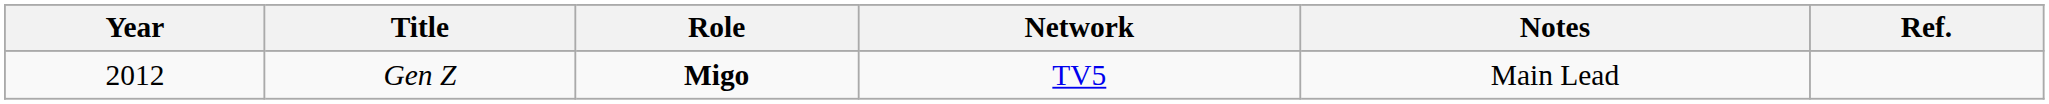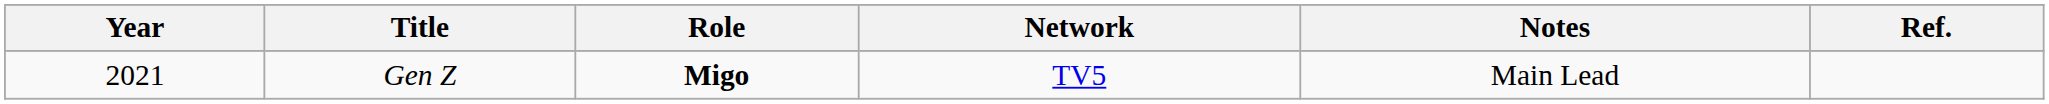(135, 74) 2012 -> (135, 74) 2021
